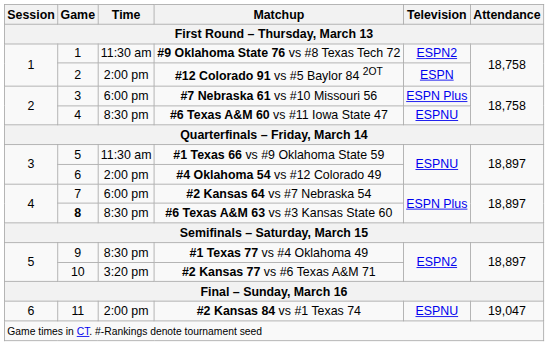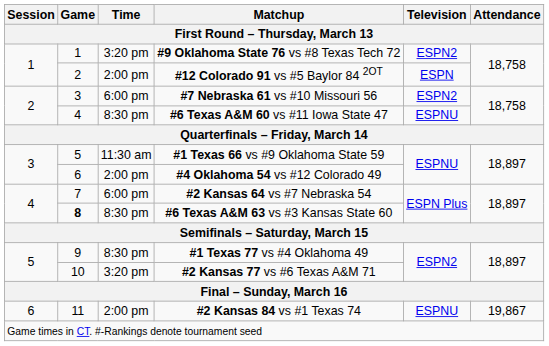(126, 54) 11:30 am -> (126, 54) 3:20 pm
(437, 96) ESPN Plus -> (437, 96) ESPN2
(507, 311) 19,047 -> (507, 311) 19,867
